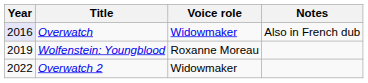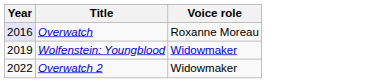- column: (312, 13)
(204, 31) Widowmaker -> (215, 31) Roxanne Moreau
(215, 50) Roxanne Moreau -> (204, 50) Widowmaker
